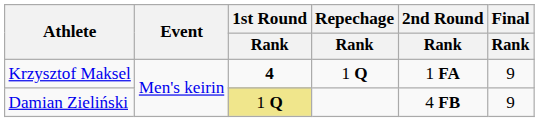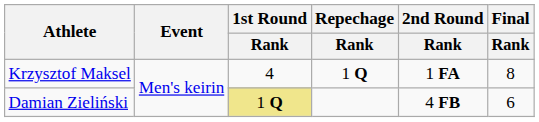(270, 74) bold -> (270, 74) normal
(510, 74) 9 -> (510, 74) 8
(510, 102) 9 -> (510, 102) 6
